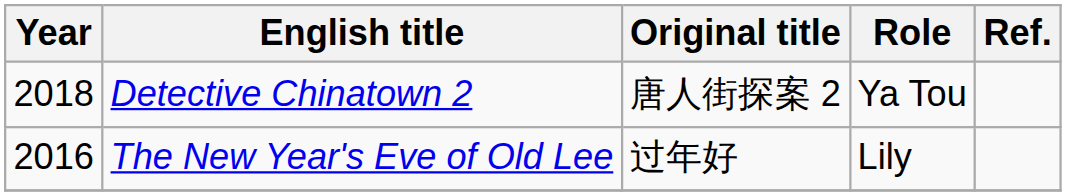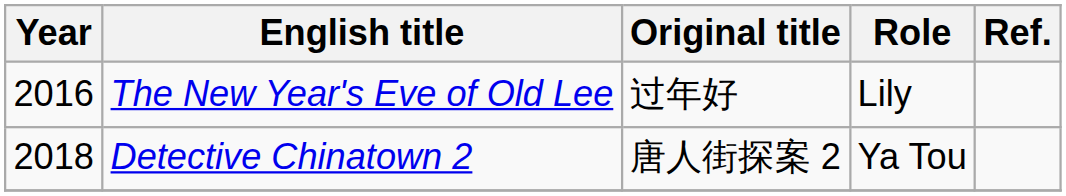rows swapped: (362, 158) <-> (291, 93)
